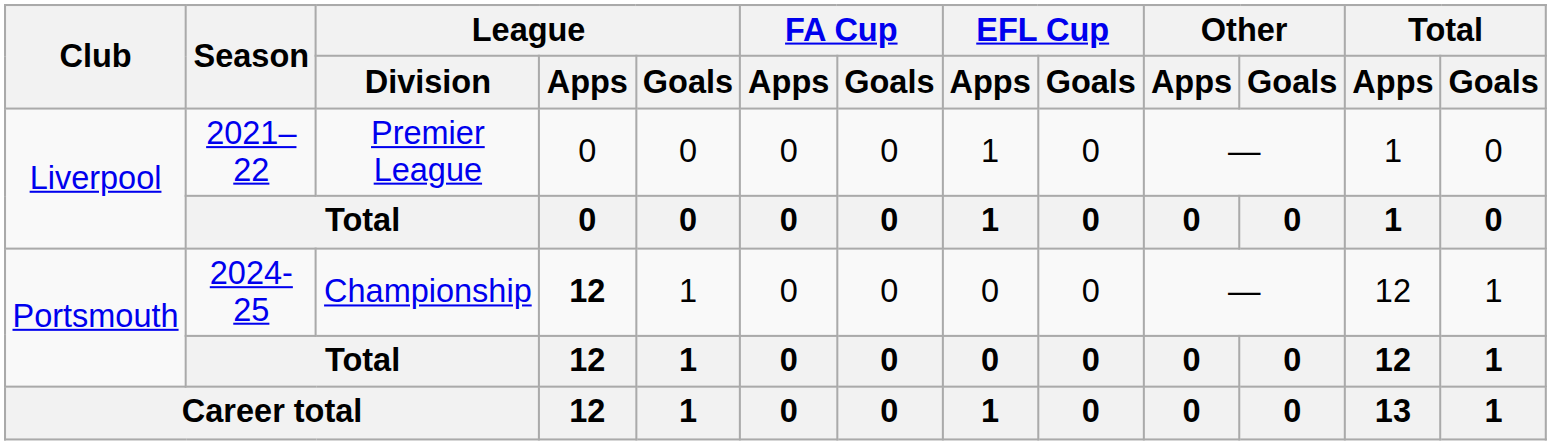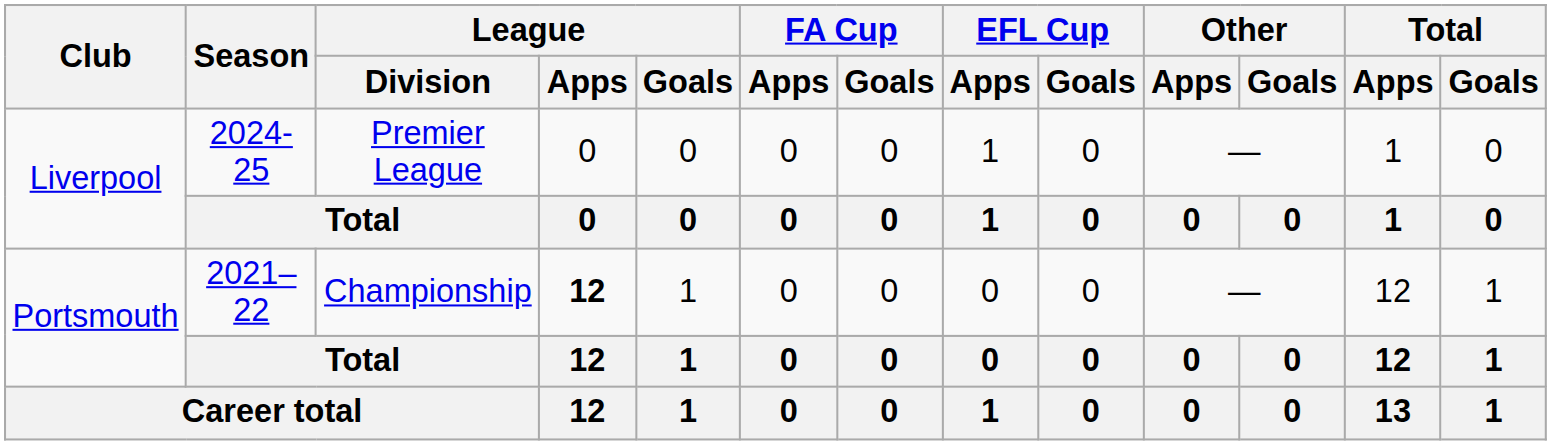(251, 151) 2021–22 -> (251, 151) 2024-25
(251, 291) 2024-25 -> (251, 291) 2021–22
